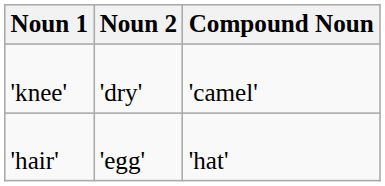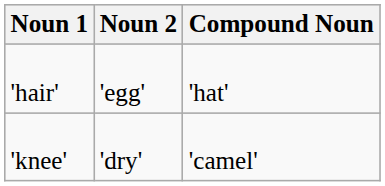rows swapped: (35, 160) <-> (39, 92)
